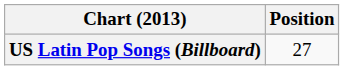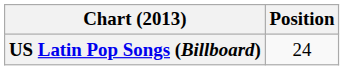(302, 49) 27 -> (302, 49) 24
